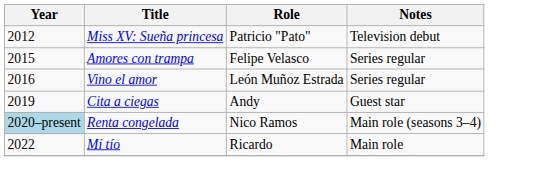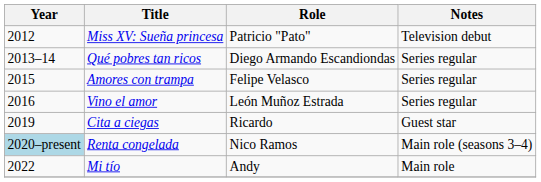+ row: (144, 58)
(245, 101) Andy -> (251, 123) Ricardo
(251, 144) Ricardo -> (245, 166) Andy
